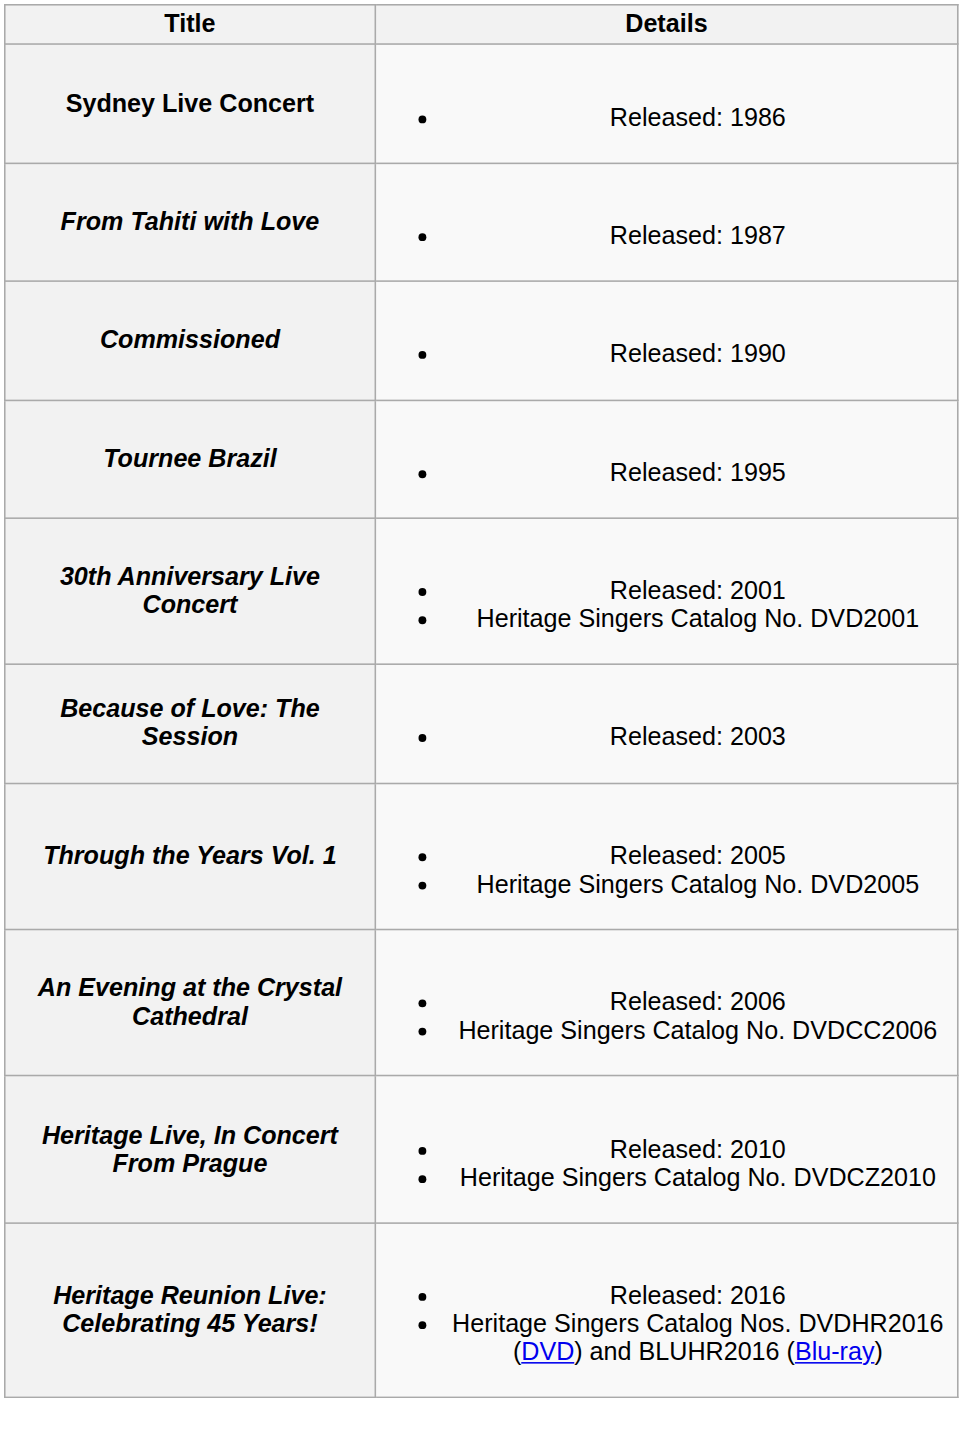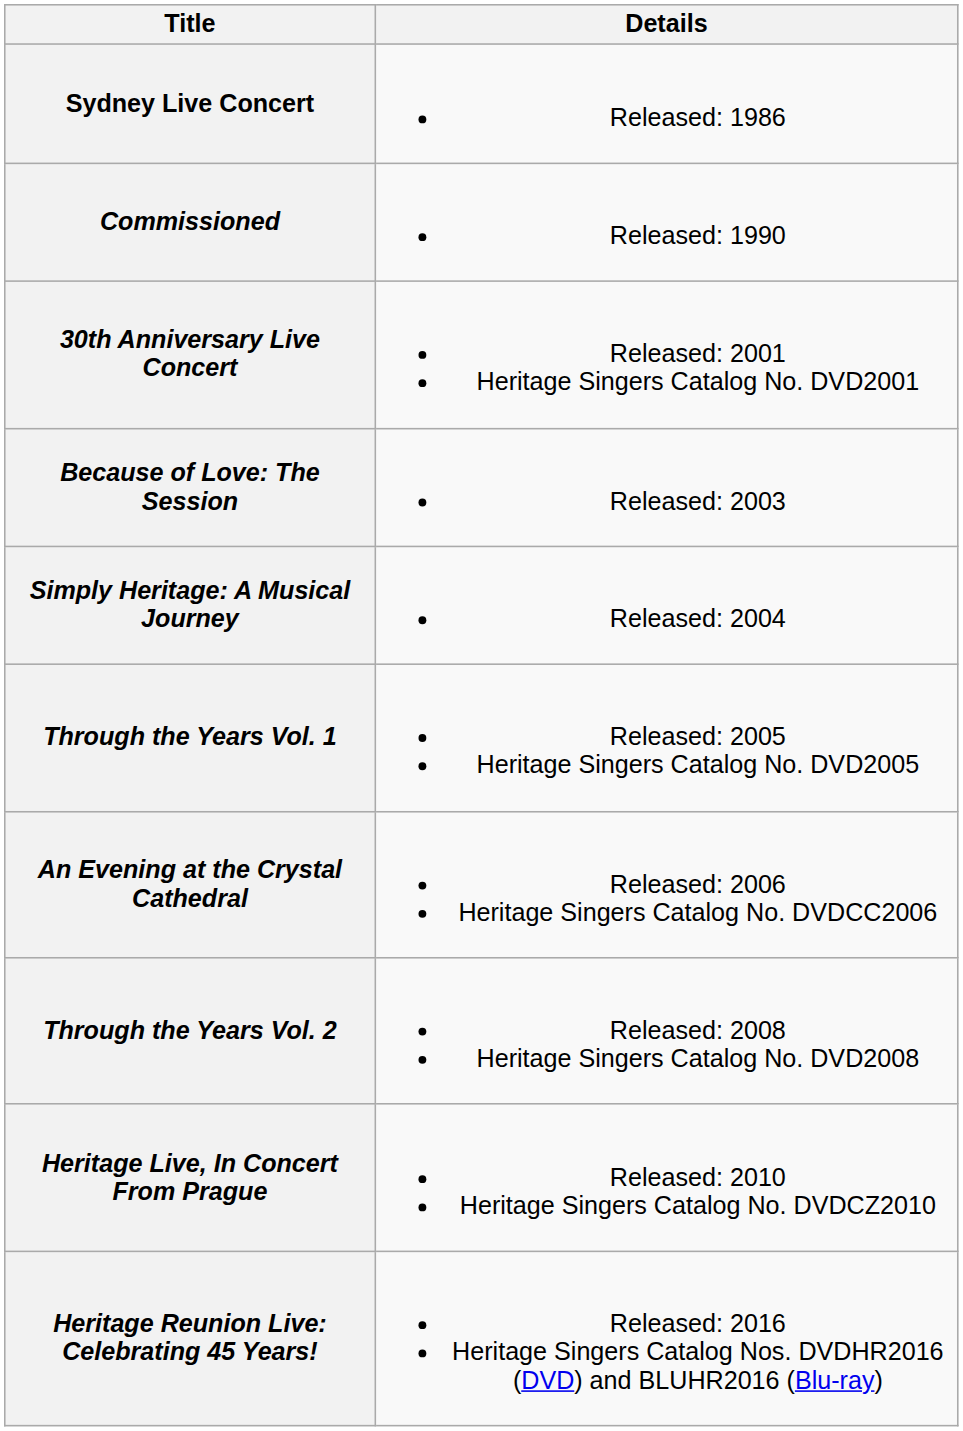- row: (190, 221)
- row: (190, 458)
+ row: (190, 605)
+ row: (190, 1030)
